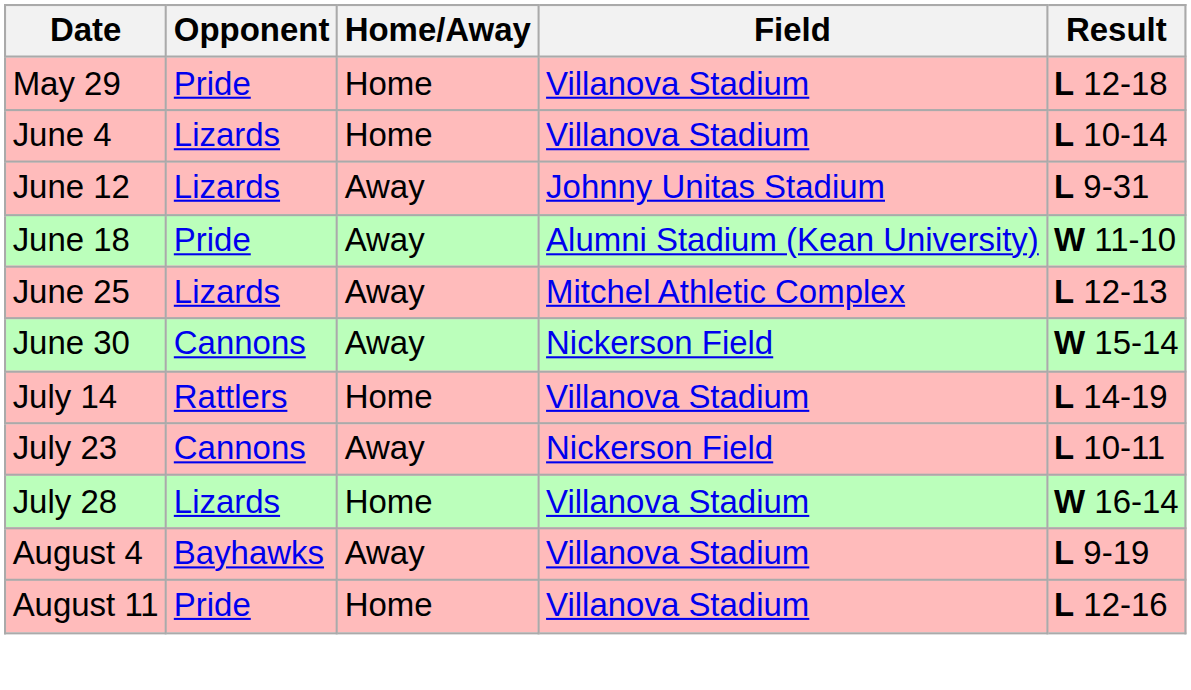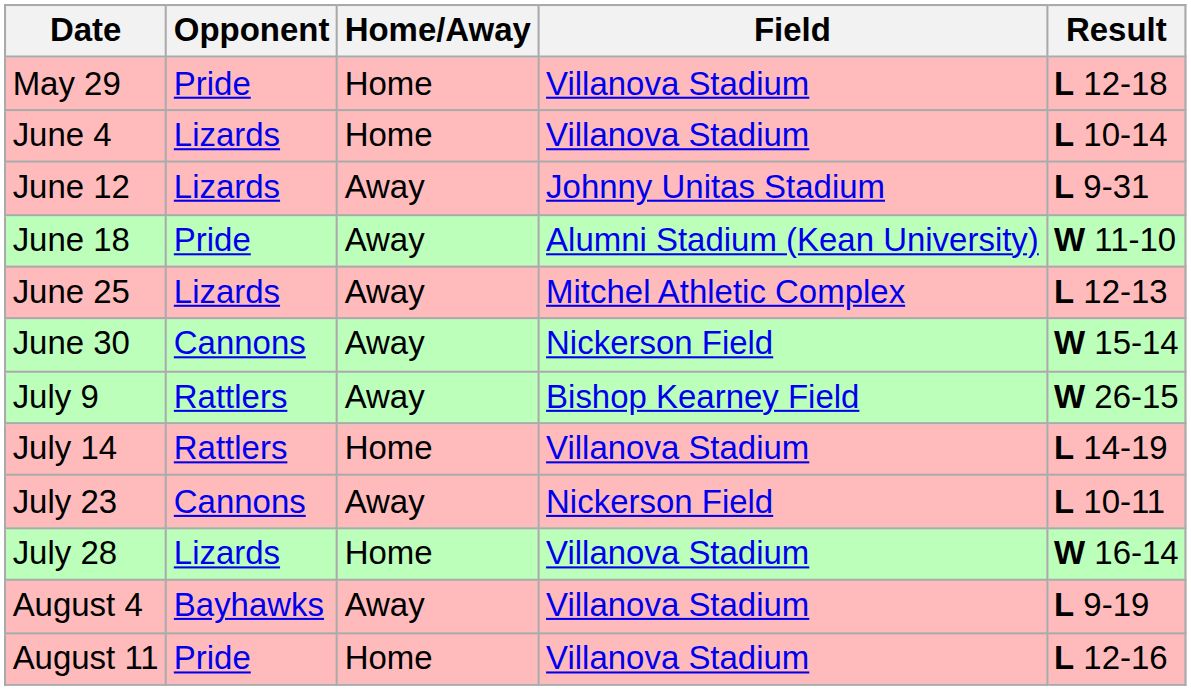+ row: (56, 396)
